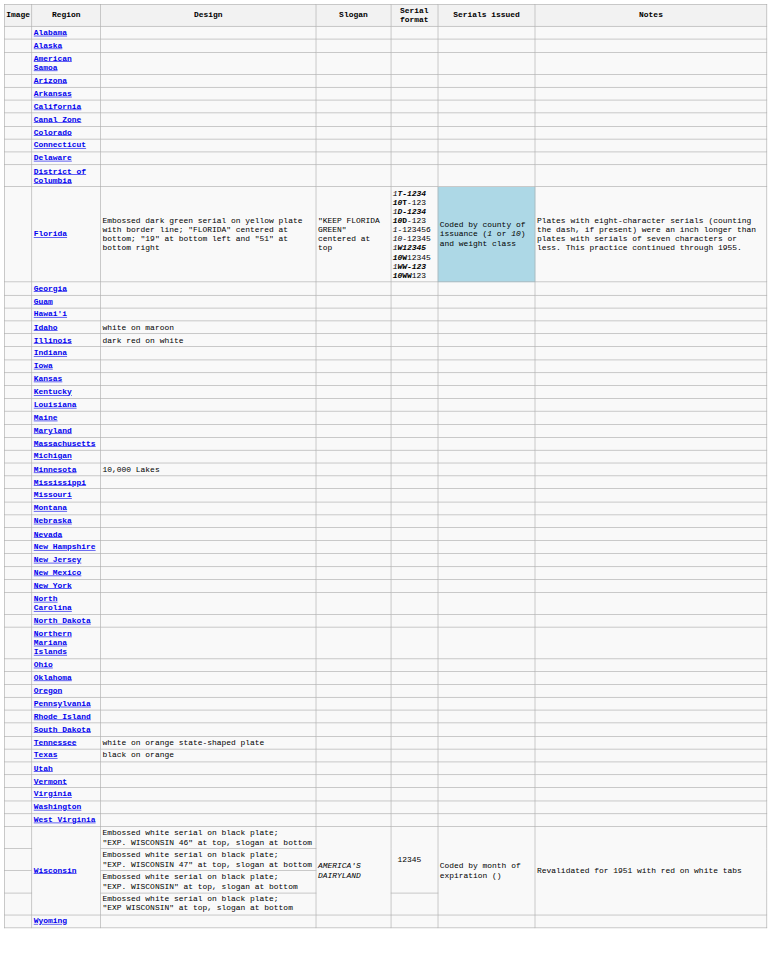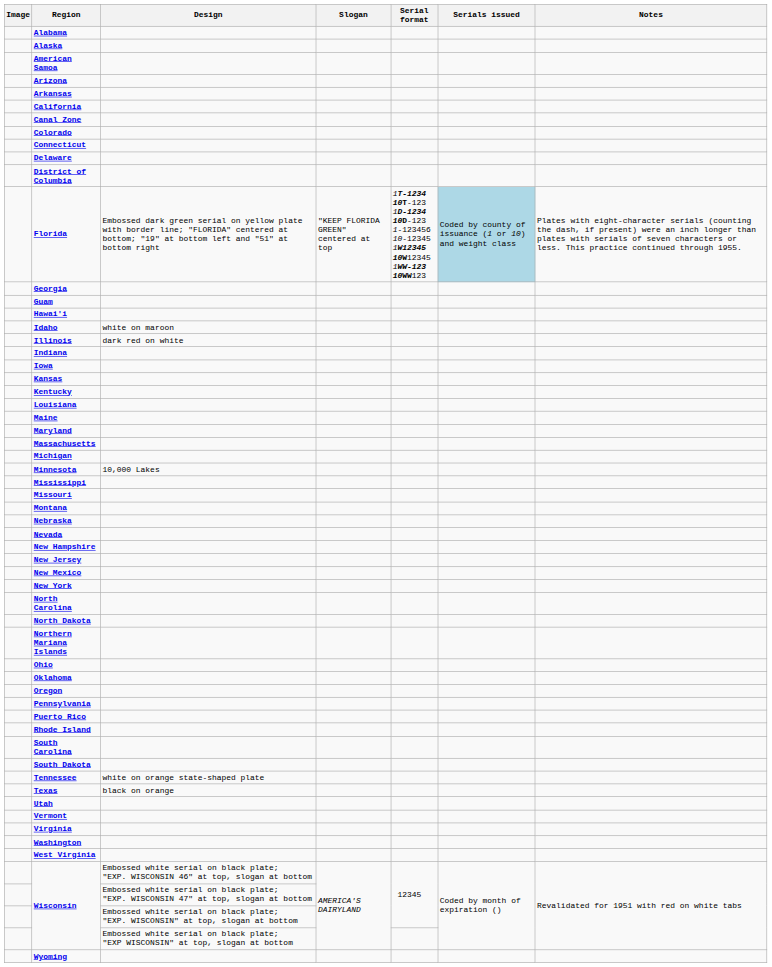+ row: (60, 717)
+ row: (53, 747)
